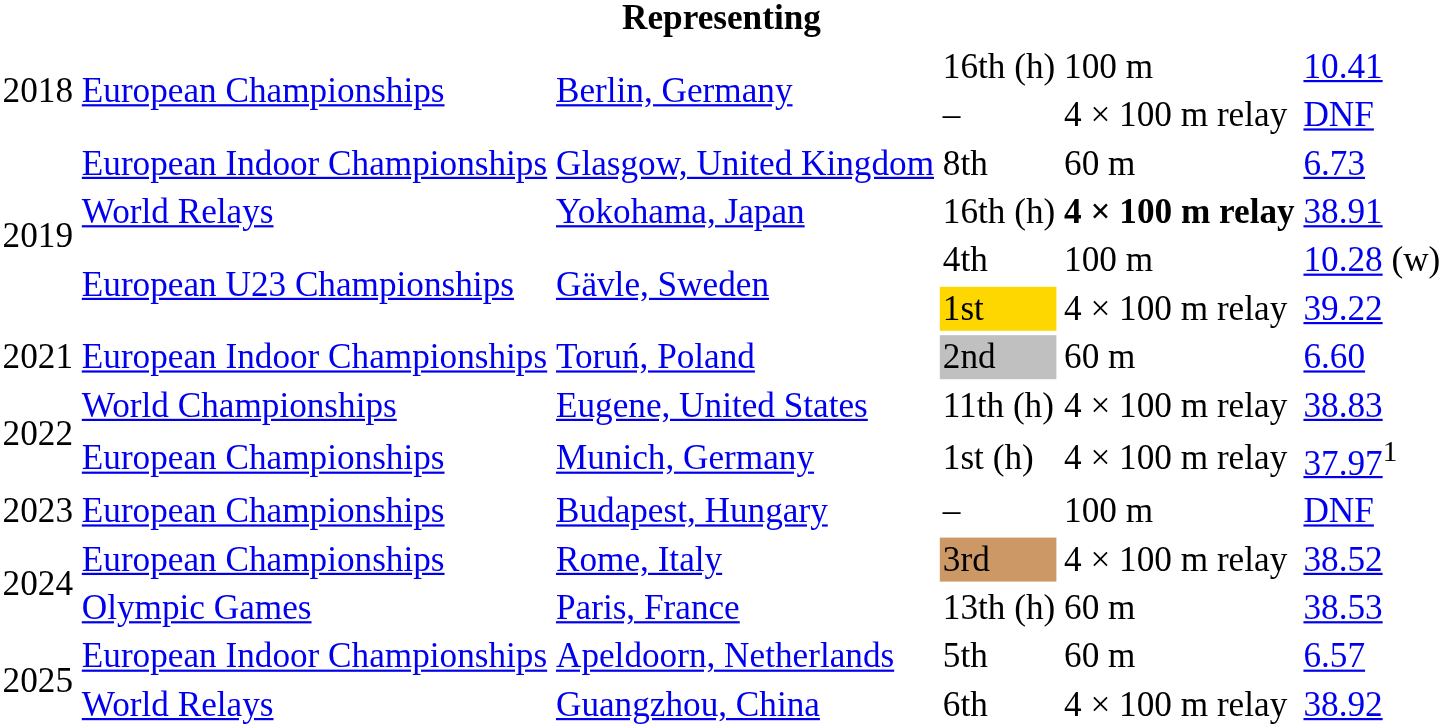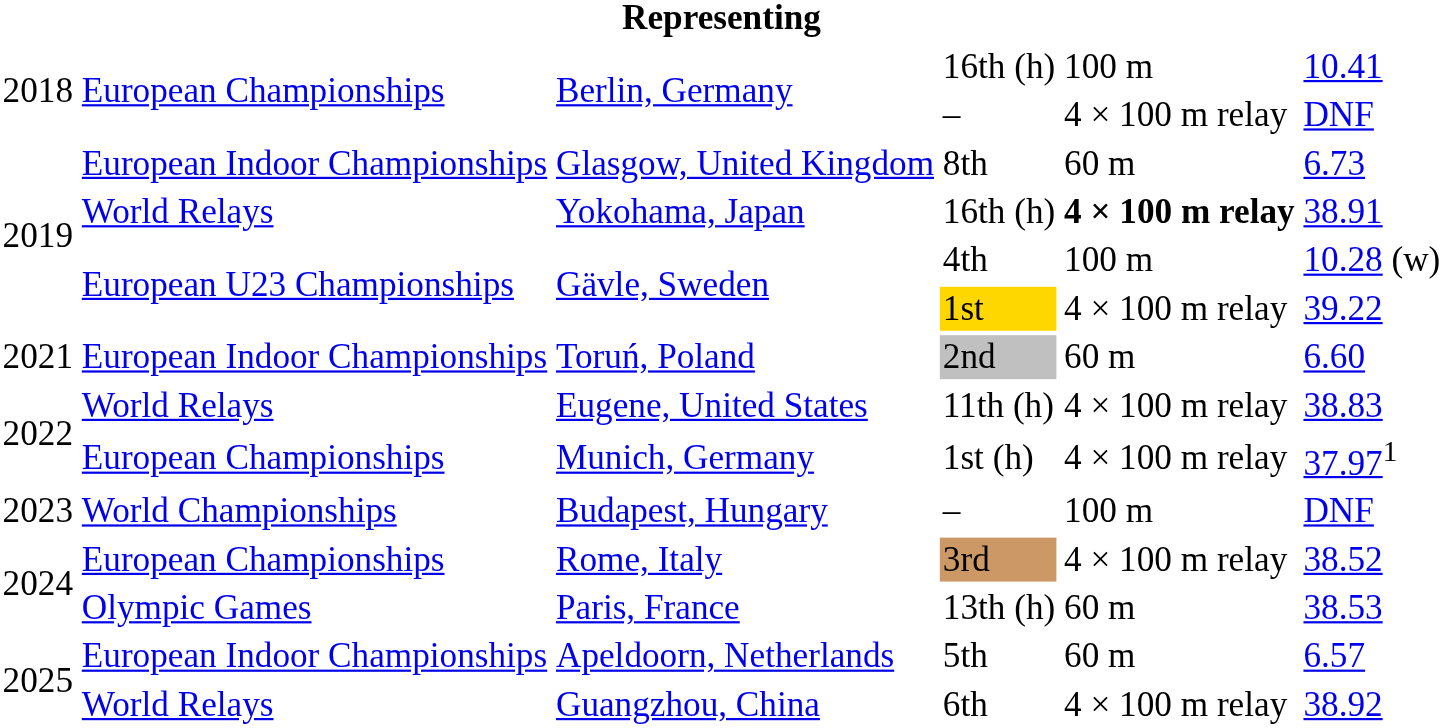(239, 405) World Championships -> (178, 405) World Relays
(263, 511) European Championships -> (239, 511) World Championships
